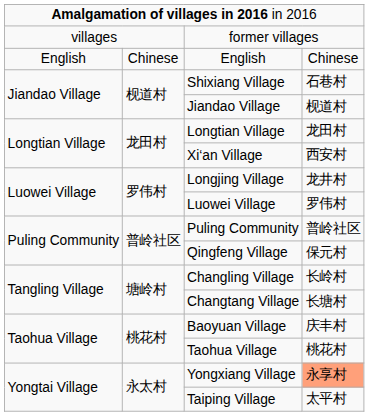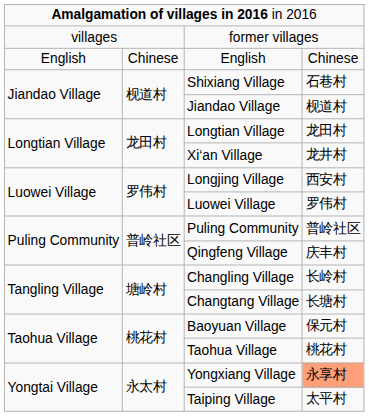(326, 154) 西安村 -> (326, 154) 龙井村
(326, 179) 龙井村 -> (326, 179) 西安村
(326, 252) 保元村 -> (326, 252) 庆丰村
(326, 325) 庆丰村 -> (326, 325) 保元村
